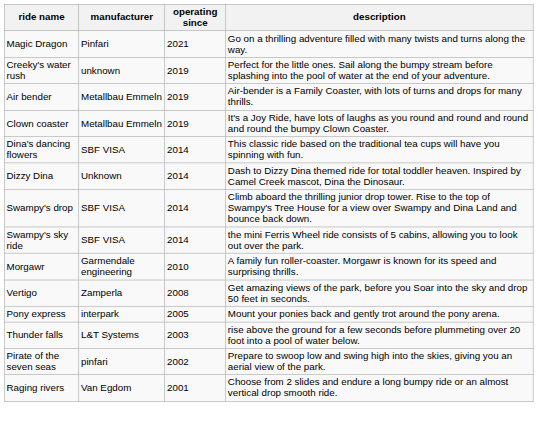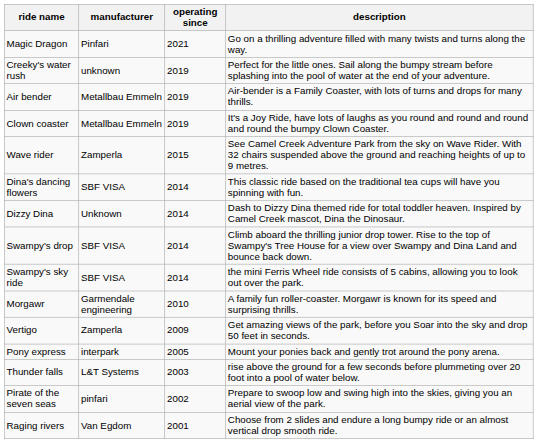+ row: (30, 155)
(178, 293) 2008 -> (178, 330) 2009
